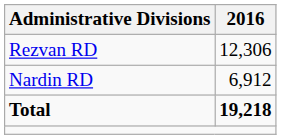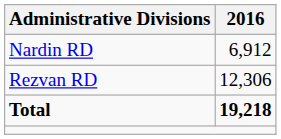rows swapped: (51, 79) <-> (53, 49)
